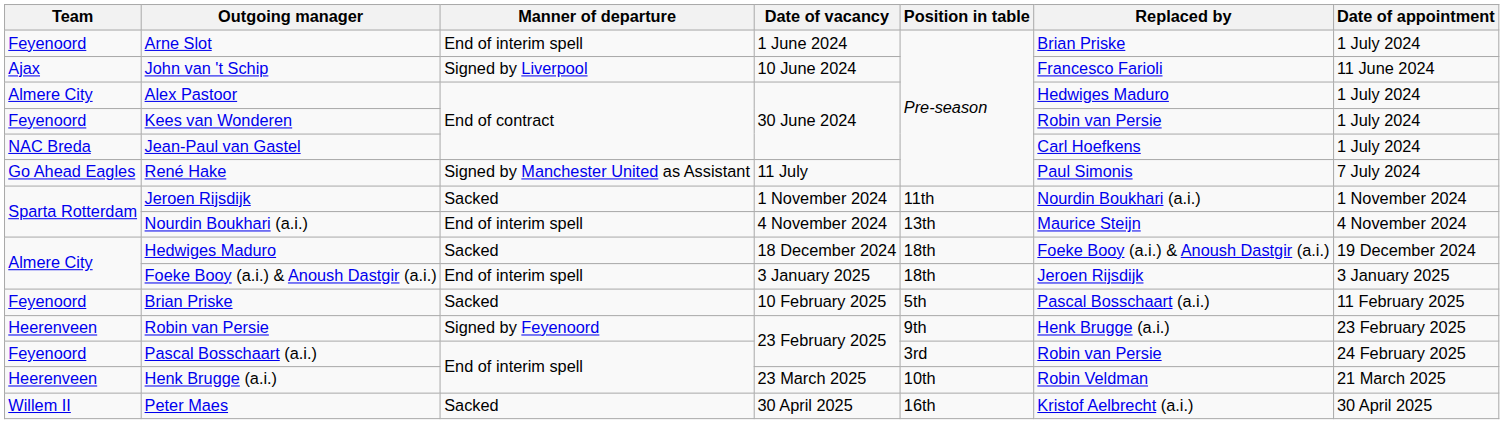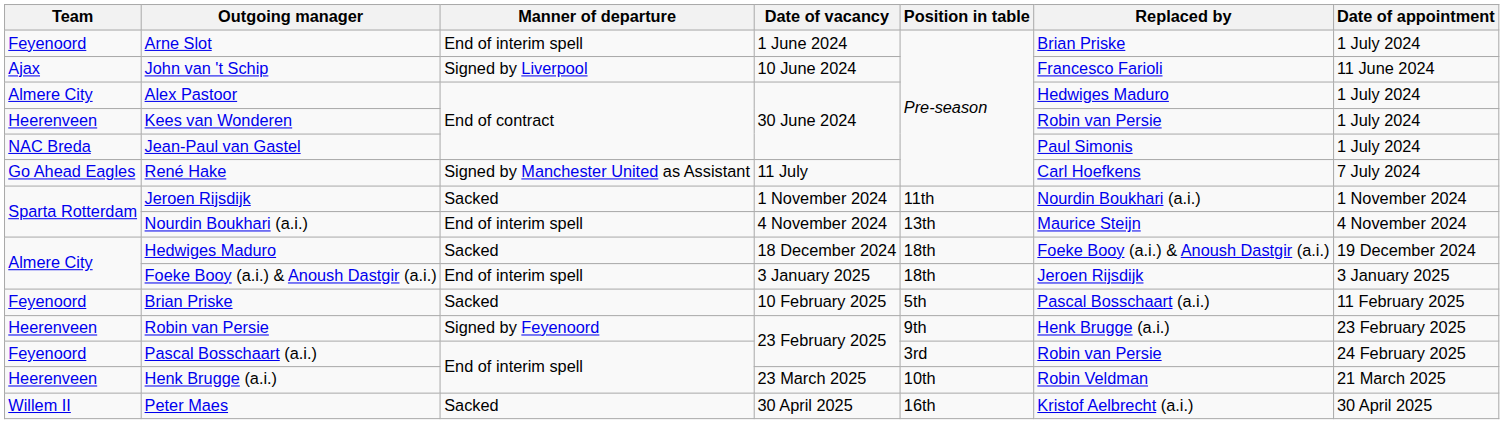(47, 120) Feyenoord -> (53, 120) Heerenveen
(1089, 146) Carl Hoefkens -> (1085, 146) Paul Simonis
(1085, 172) Paul Simonis -> (1089, 172) Carl Hoefkens
